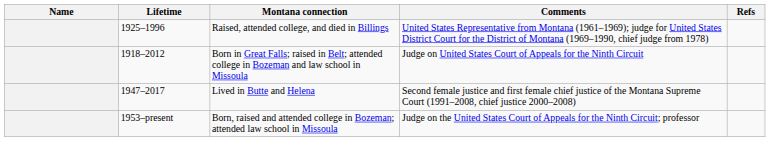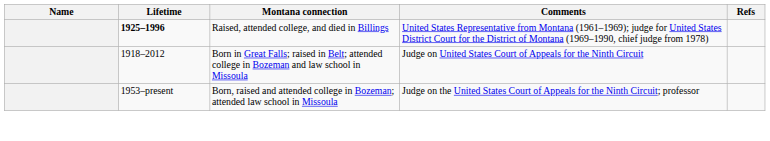(143, 27) normal -> (143, 27) bold
- row: (263, 91)
